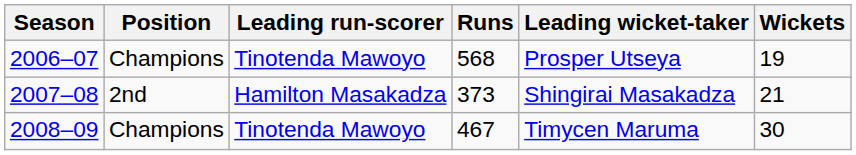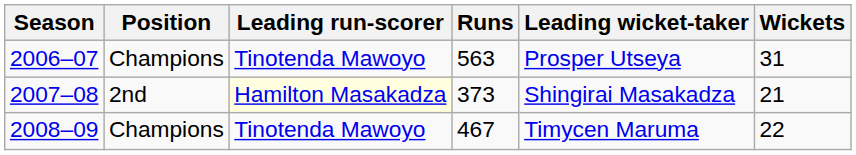(476, 58) 568 -> (476, 58) 563
(772, 58) 19 -> (772, 58) 31
(340, 94) no background -> (340, 94) lightyellow background
(772, 130) 30 -> (772, 130) 22
